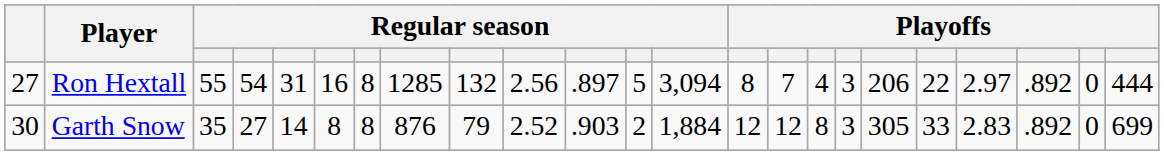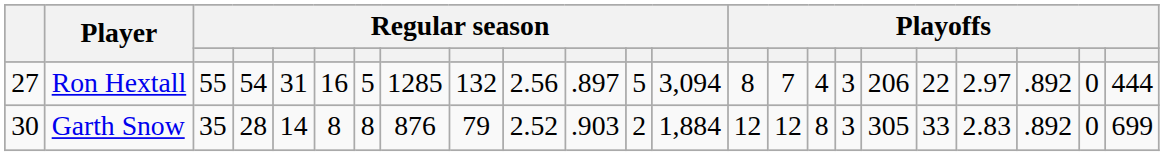(368, 83) 8 -> (368, 83) 5
(253, 127) 27 -> (253, 127) 28
